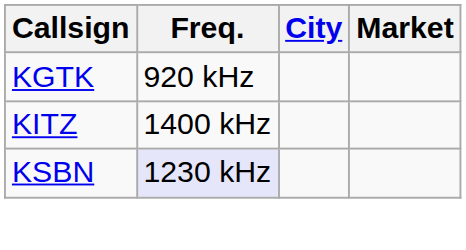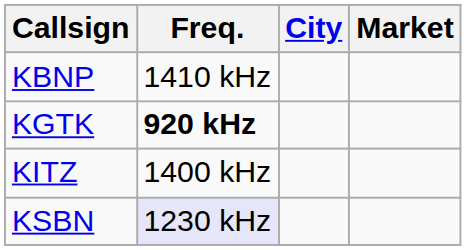+ row: (53, 76)
(199, 76) normal -> (200, 124) bold
